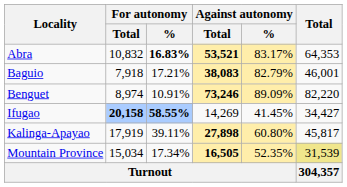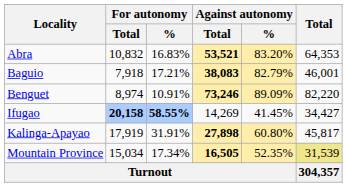(169, 53) bold -> (170, 53) normal
(274, 53) 83.17% -> (274, 53) 83.20%
(171, 133) 39.11% -> (170, 133) 31.91%
